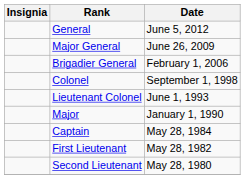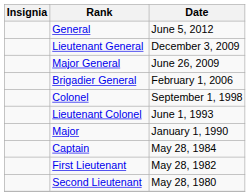+ row: (99, 47)
